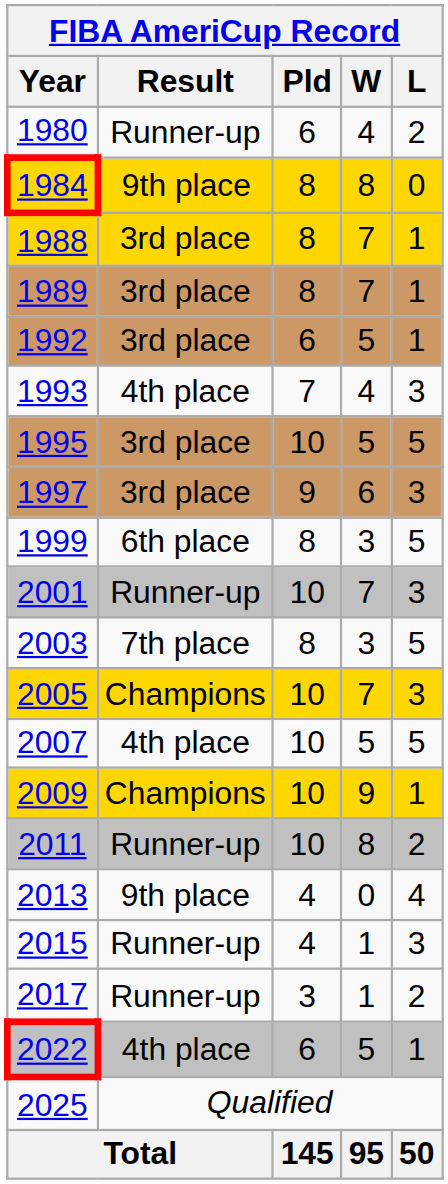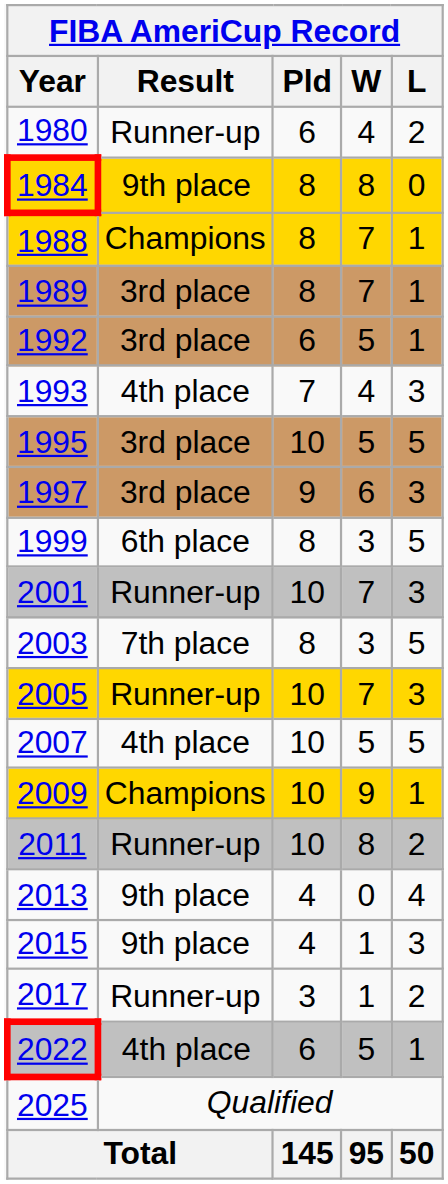(185, 239) 3rd place -> (185, 239) Champions
(185, 693) Champions -> (185, 693) Runner-up
(185, 944) Runner-up -> (185, 944) 9th place
